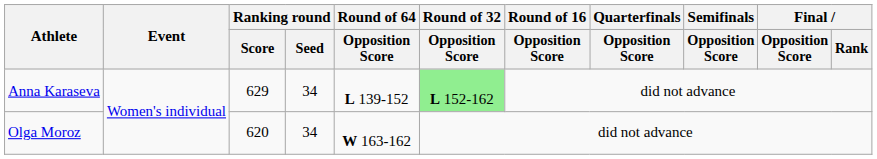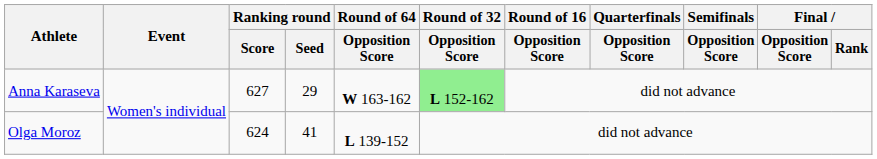(257, 90) 629 -> (257, 90) 627
(310, 90) 34 -> (310, 90) 29
(377, 99) L 139-152 -> (377, 99) W 163-162
(257, 133) 620 -> (257, 133) 624
(310, 133) 34 -> (310, 133) 41
(377, 142) W 163-162 -> (377, 142) L 139-152
